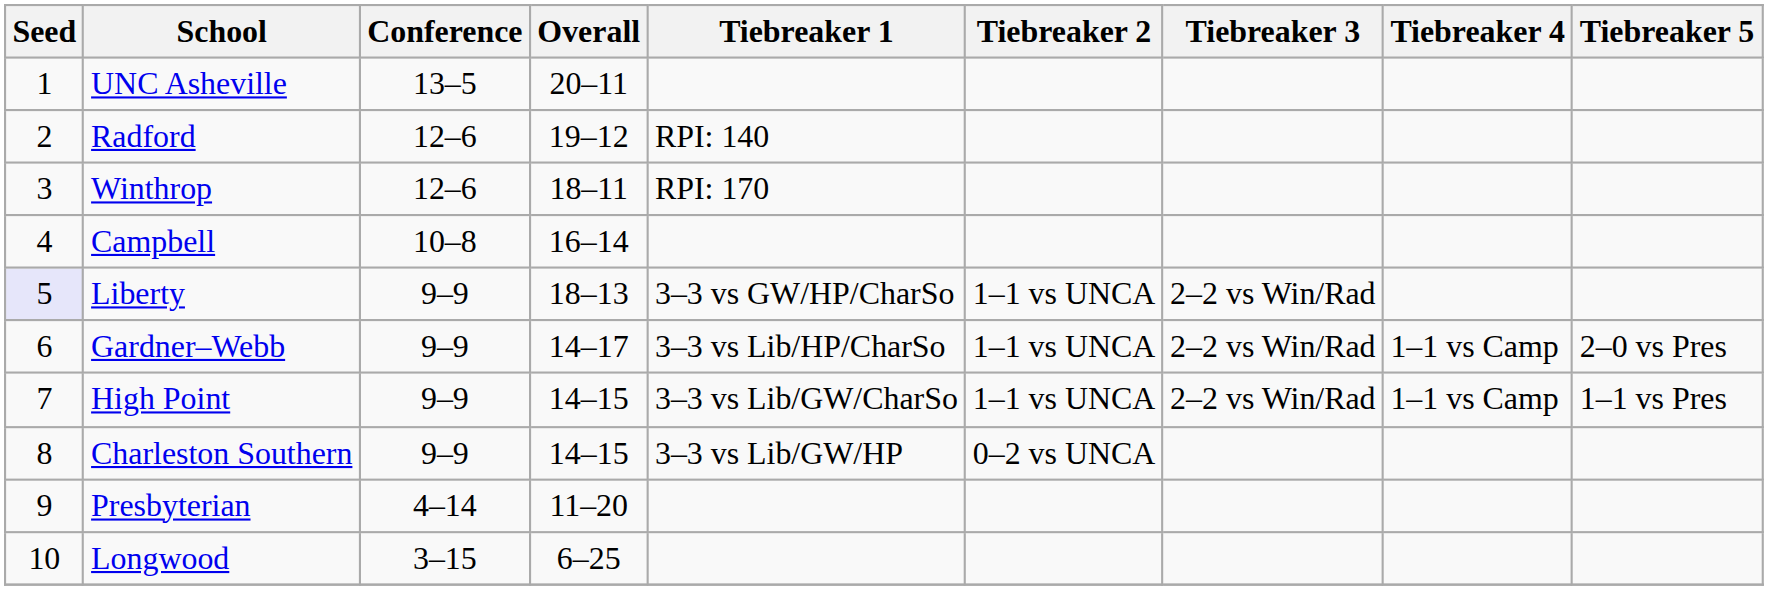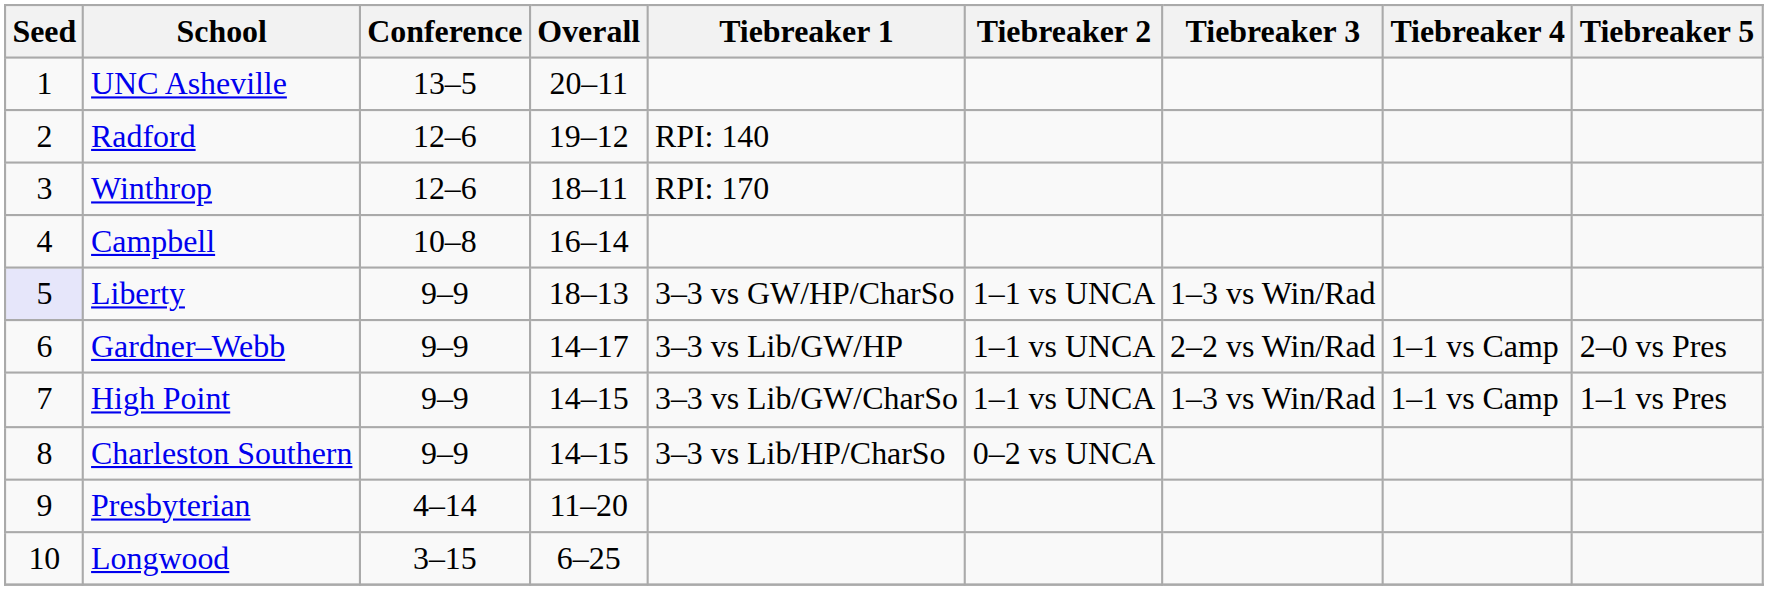(1273, 294) 2–2 vs Win/Rad -> (1273, 294) 1–3 vs Win/Rad
(800, 346) 3–3 vs Lib/HP/CharSo -> (779, 346) 3–3 vs Lib/GW/HP
(1273, 399) 2–2 vs Win/Rad -> (1273, 399) 1–3 vs Win/Rad
(779, 452) 3–3 vs Lib/GW/HP -> (800, 452) 3–3 vs Lib/HP/CharSo
